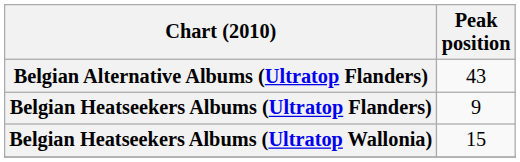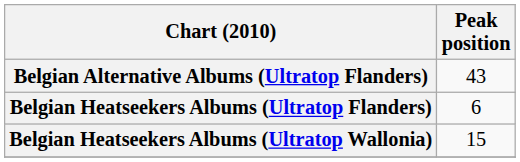(476, 107) 9 -> (476, 107) 6
